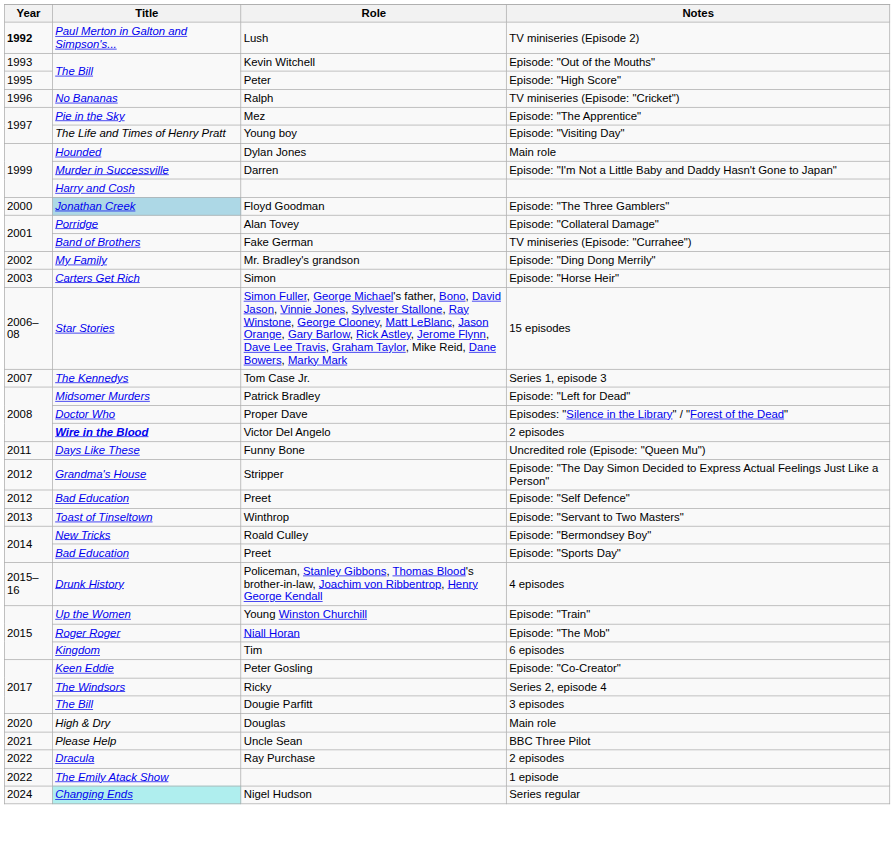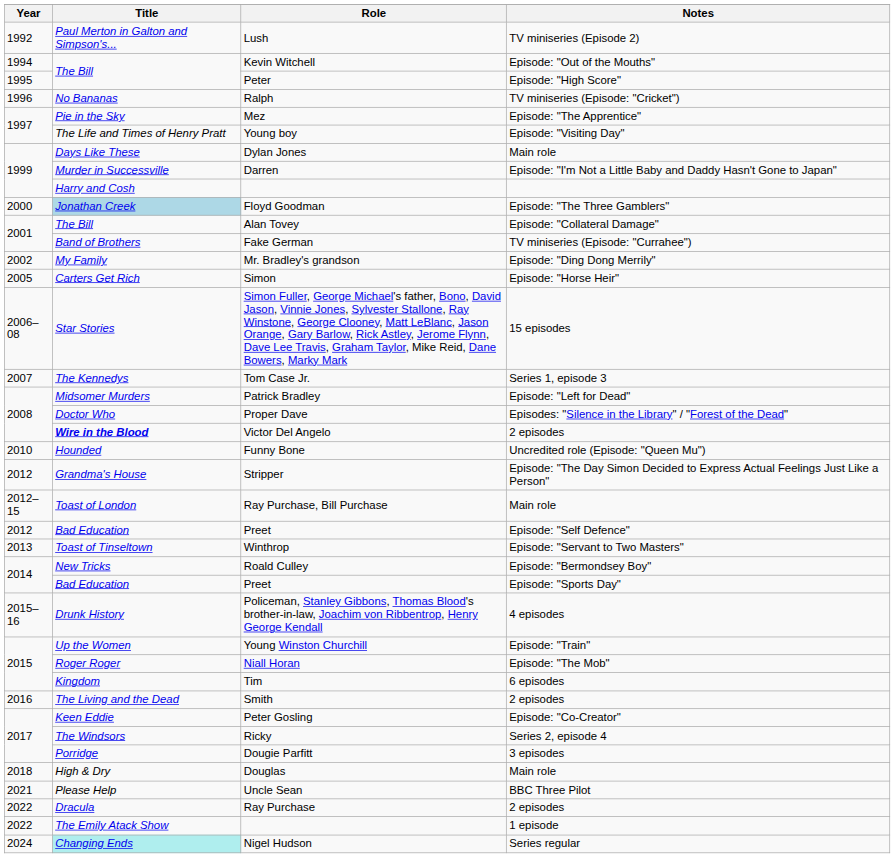(20, 37) bold -> (20, 37) normal
(20, 62) 1993 -> (20, 62) 1994
(78, 152) Hounded -> (97, 152) Days Like These
(77, 224) Porridge -> (74, 224) The Bill
(20, 278) 2003 -> (20, 278) 2005
(19, 450) 2011 -> (20, 450) 2010
(97, 450) Days Like These -> (78, 450) Hounded
+ row: (316, 505)
+ row: (258, 699)
(74, 705) The Bill -> (77, 753) Porridge
(20, 723) 2020 -> (20, 771) 2018
